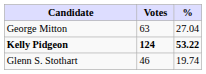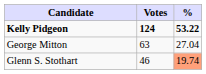rows swapped: (37, 45) <-> (37, 28)
(188, 61) no background -> (188, 61) lightsalmon background
